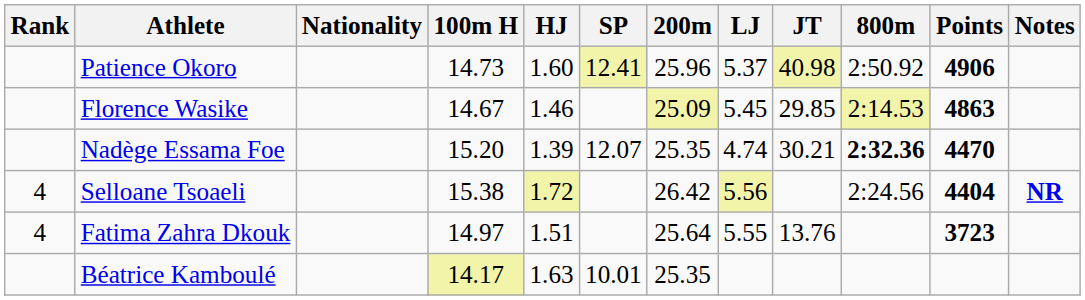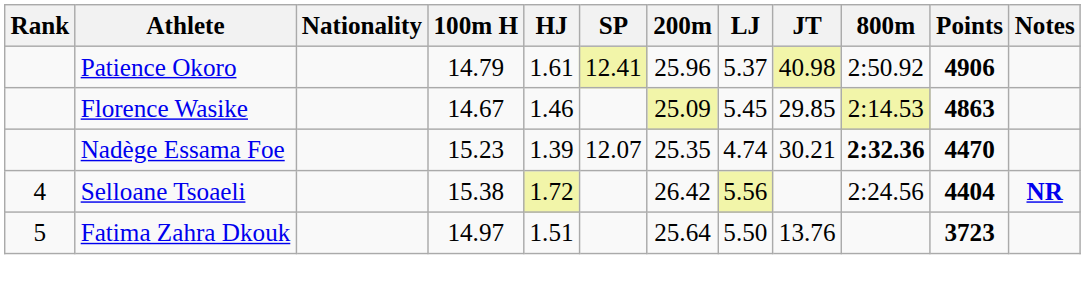(476, 66) 14.73 -> (476, 66) 14.79
(552, 66) 1.60 -> (552, 66) 1.61
(476, 149) 15.20 -> (476, 149) 15.23
(40, 232) 4 -> (40, 232) 5
(745, 232) 5.55 -> (745, 232) 5.50
- row: (178, 273)
